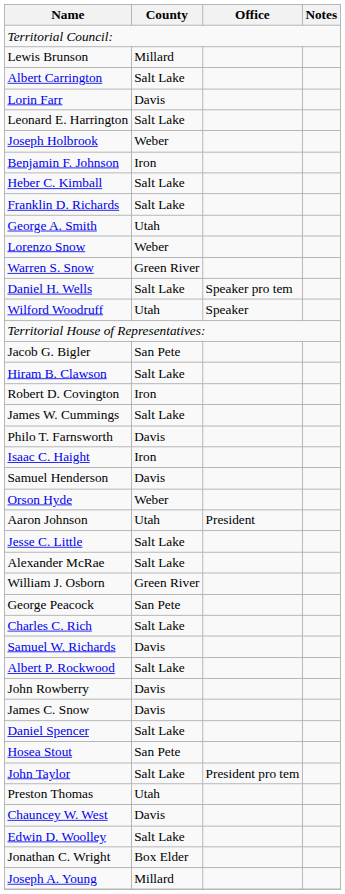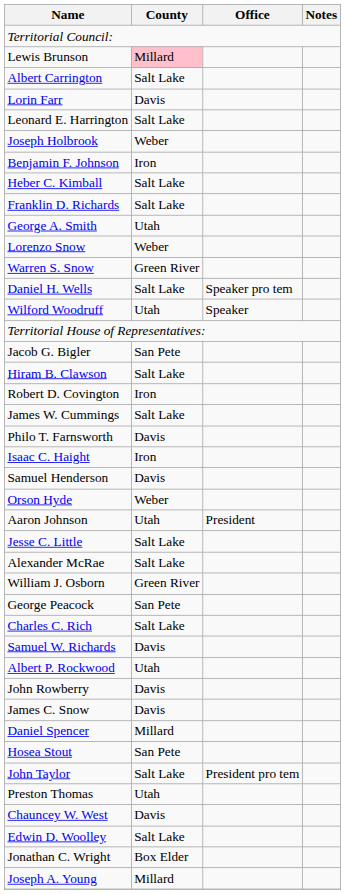(154, 57) no background -> (154, 57) pink background
(159, 667) Salt Lake -> (147, 667) Utah
(159, 731) Salt Lake -> (154, 731) Millard
